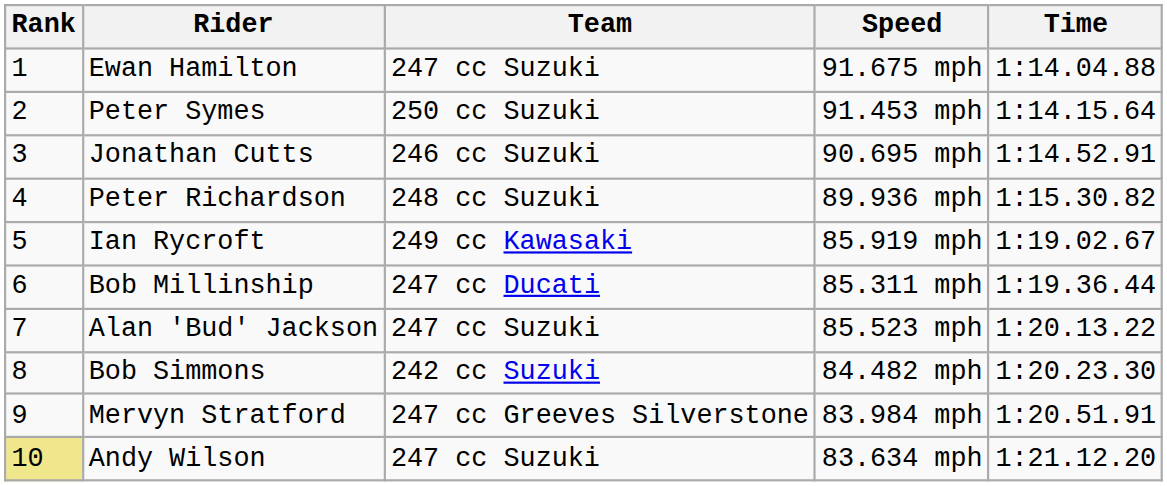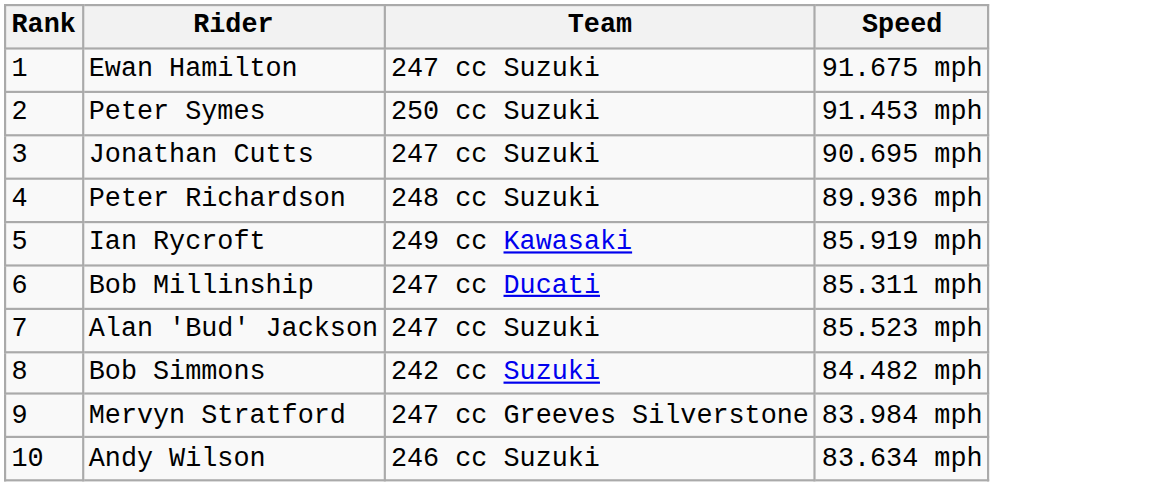- column: (1076, 27)
(495, 157) 246 cc Suzuki -> (495, 157) 247 cc Suzuki
(28, 460) khaki background -> (28, 460) no background
(495, 460) 247 cc Suzuki -> (495, 460) 246 cc Suzuki
